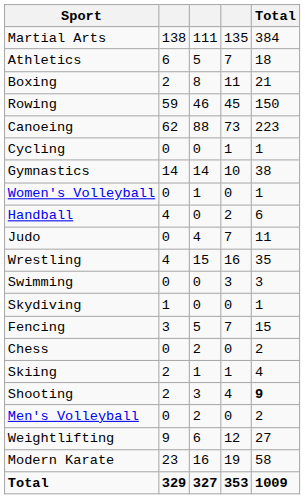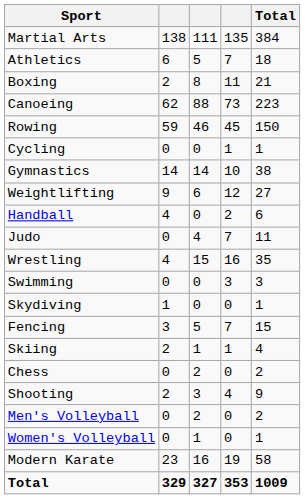rows swapped: (41, 127) <-> (32, 105)
rows swapped: (61, 438) <-> (82, 194)
rows swapped: (28, 349) <-> (32, 372)
(259, 394) bold -> (259, 394) normal
